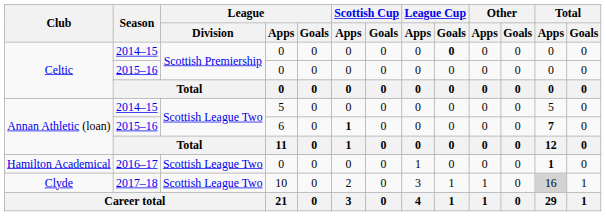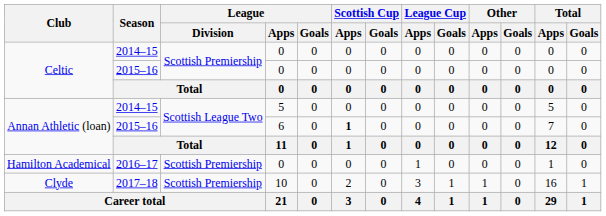(451, 51) bold -> (451, 51) normal
(551, 126) bold -> (551, 126) normal
(213, 164) Scottish League Two -> (213, 164) Scottish Premiership
(551, 164) bold -> (551, 164) normal
(213, 182) Scottish League Two -> (213, 182) Scottish Premiership
(551, 182) lightgrey background -> (551, 182) no background
